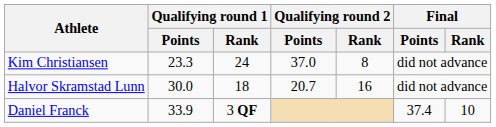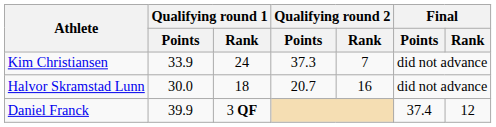(180, 63) 23.3 -> (180, 63) 33.9
(303, 63) 37.0 -> (303, 63) 37.3
(365, 63) 8 -> (365, 63) 7
(180, 110) 33.9 -> (180, 110) 39.9
(468, 110) 10 -> (468, 110) 12
